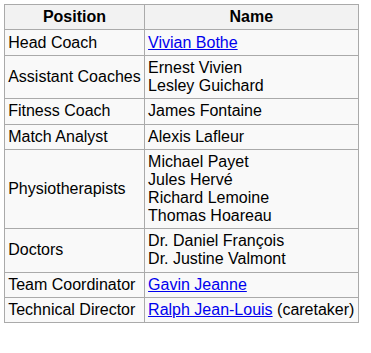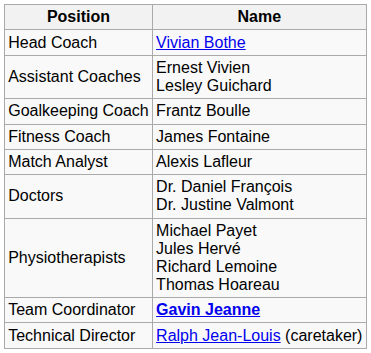+ row: (78, 111)
rows swapped: (36, 250) <-> (67, 189)
(197, 284) normal -> (208, 310) bold
